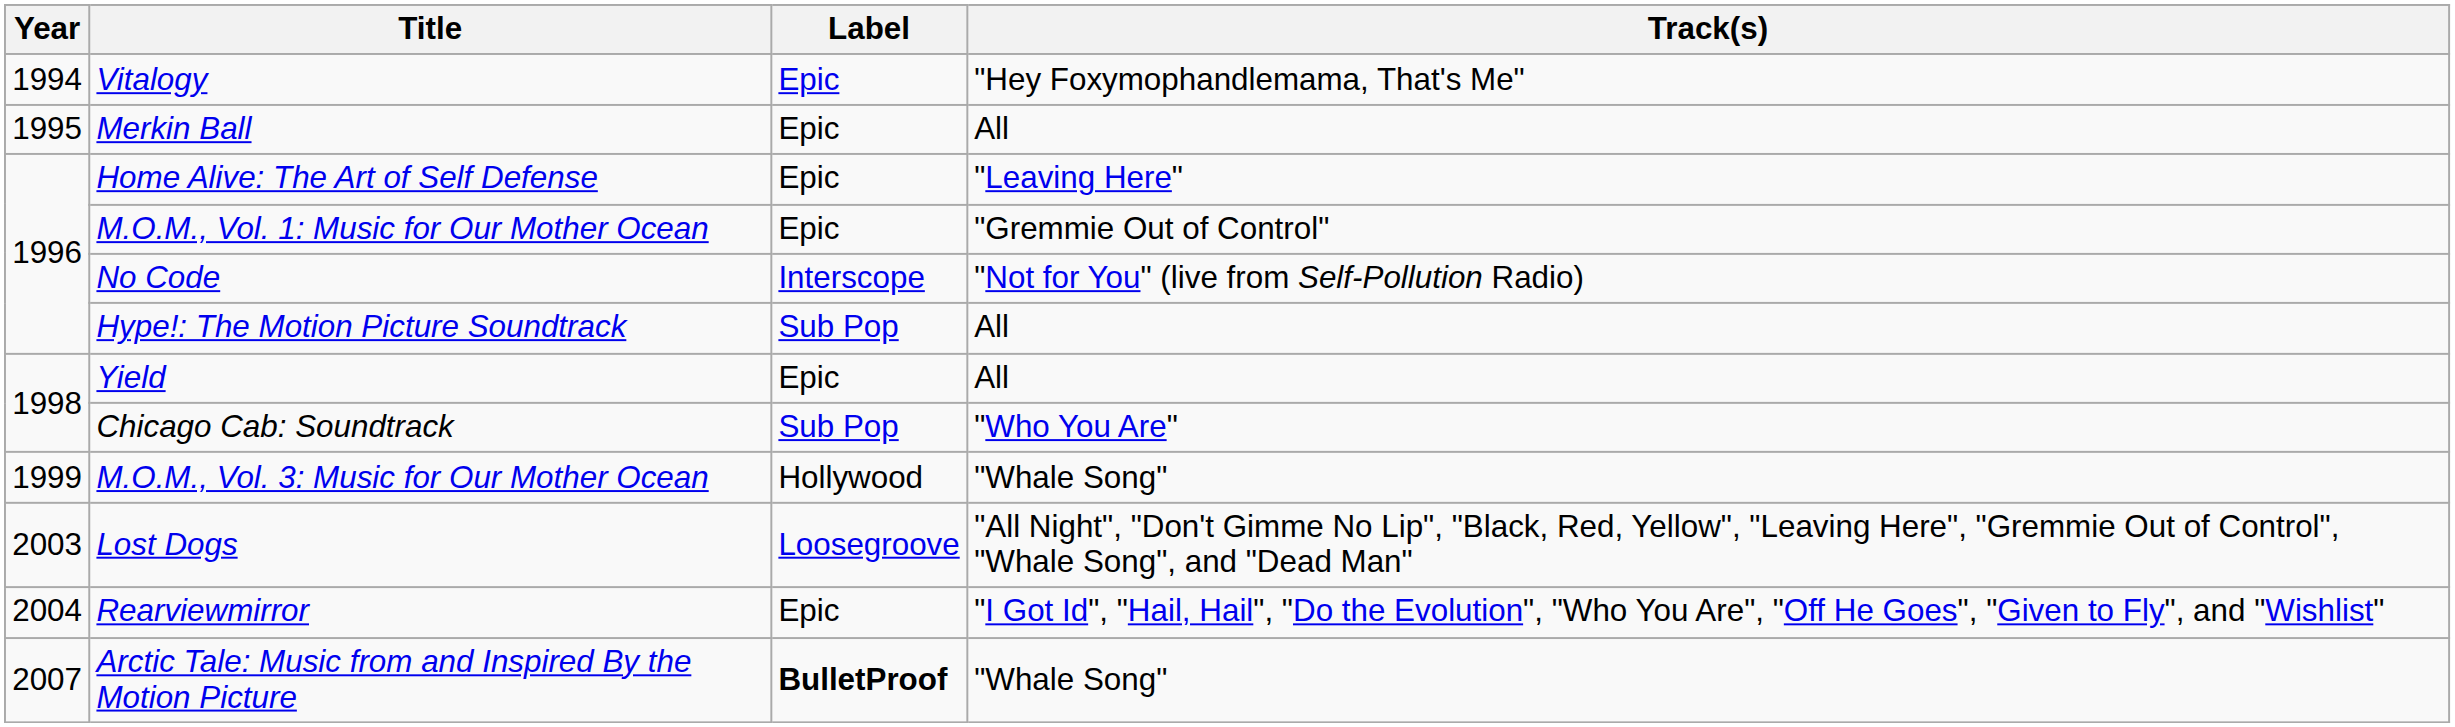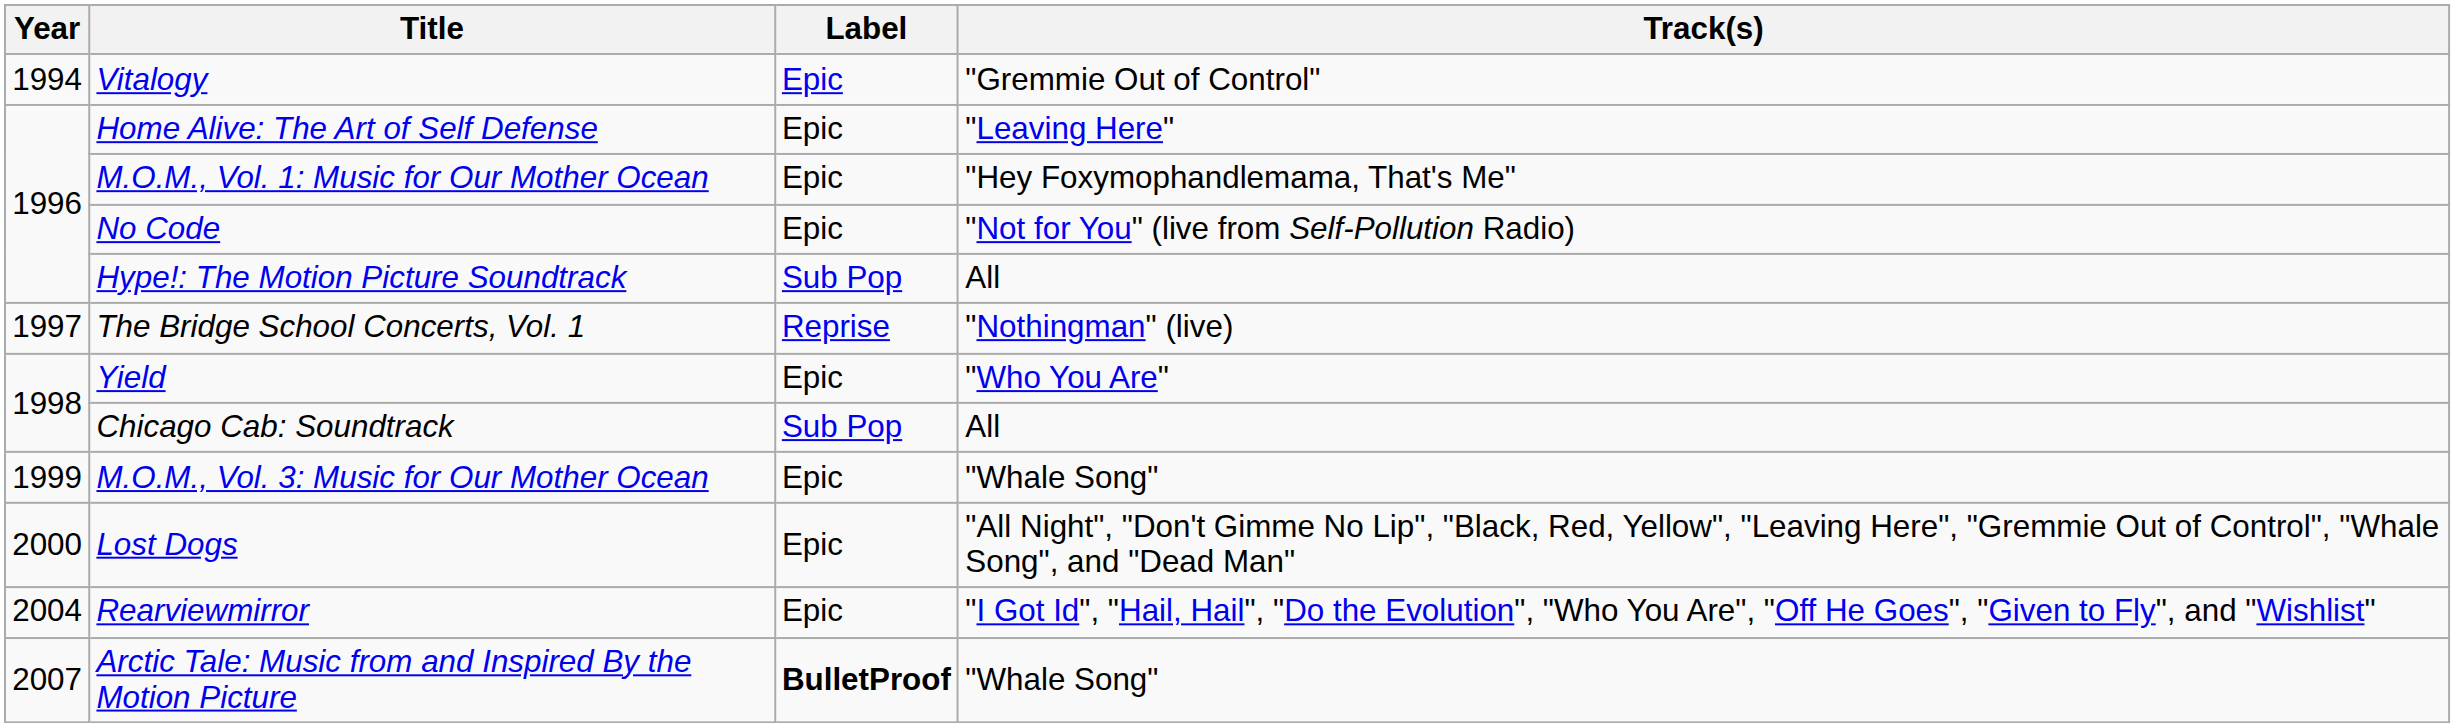(1249, 79) "Hey Foxymophandlemama, That's Me" -> (1143, 79) "Gremmie Out of Control"
- row: (174, 128)
(1152, 228) "Gremmie Out of Control" -> (1241, 178) "Hey Foxymophandlemama, That's Me"
(852, 278) Interscope -> (812, 228) Epic
+ row: (341, 327)
(992, 377) All -> (1067, 377) "Who You Are"
(1076, 427) "Who You Are" -> (983, 427) All
(851, 476) Hollywood -> (812, 476) Epic
(47, 544) 2003 -> (47, 544) 2000
(869, 544) Loosegroove -> (812, 544) Epic
